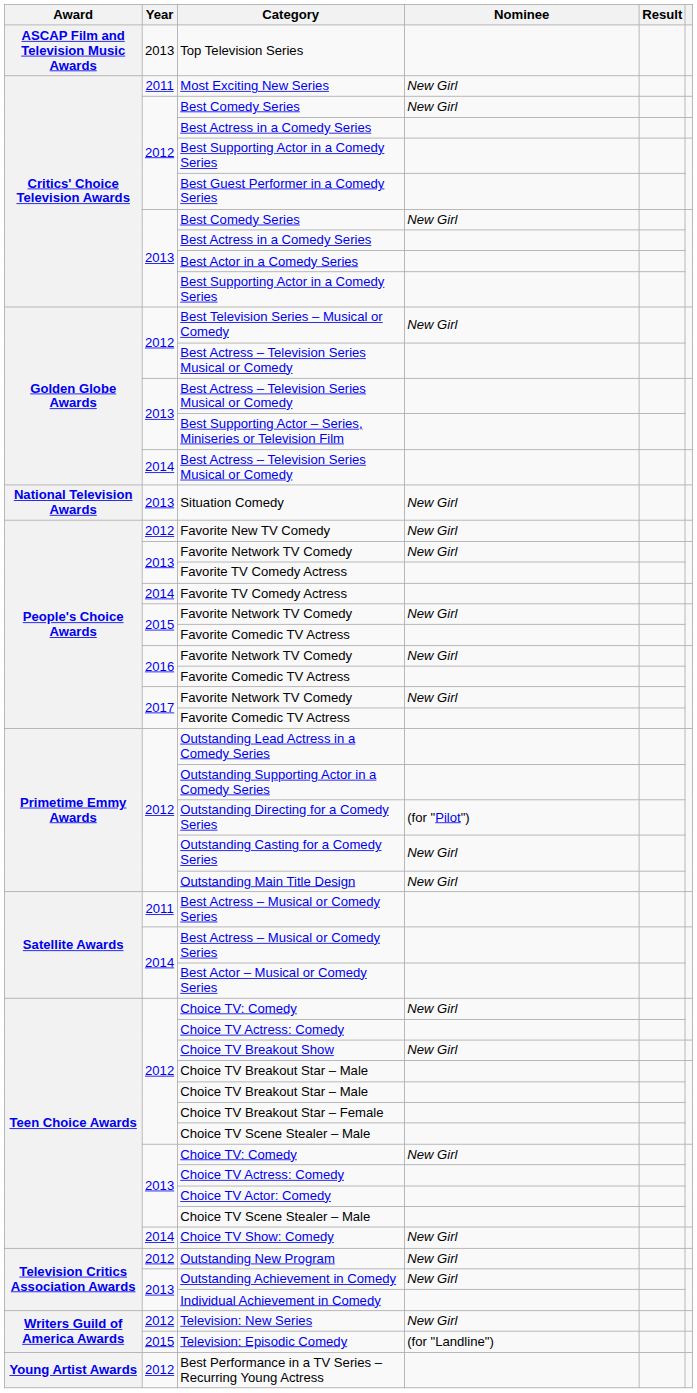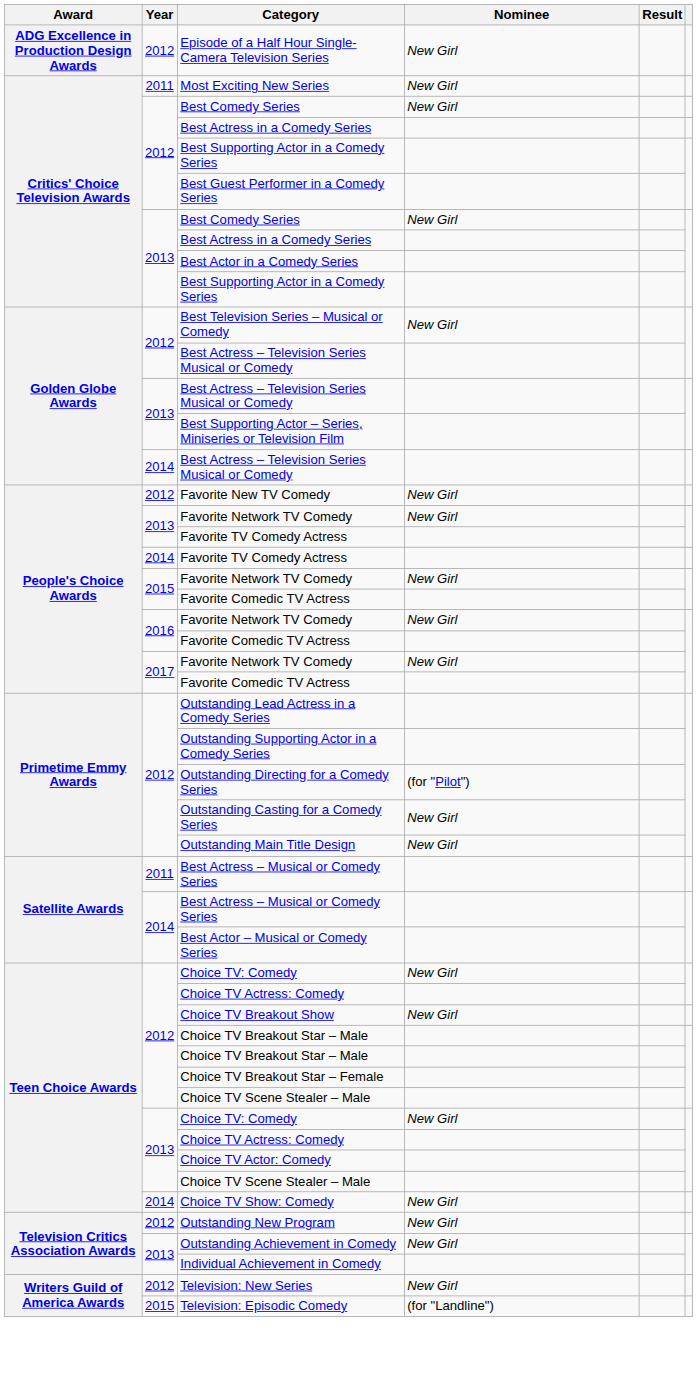+ row: (160, 50)
- row: (160, 50)
- row: (160, 502)
- row: (160, 1369)
